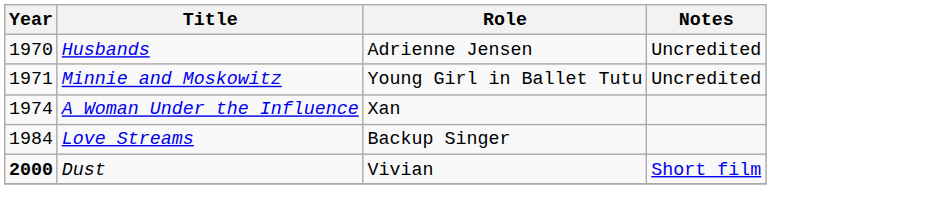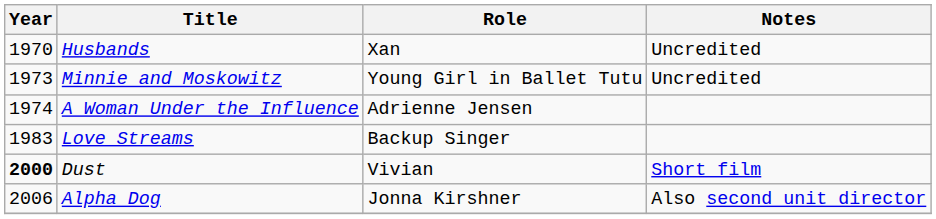(450, 50) Adrienne Jensen -> (384, 50) Xan
(31, 79) 1971 -> (31, 79) 1973
(384, 109) Xan -> (450, 109) Adrienne Jensen
(31, 139) 1984 -> (31, 139) 1983
+ row: (111, 199)
